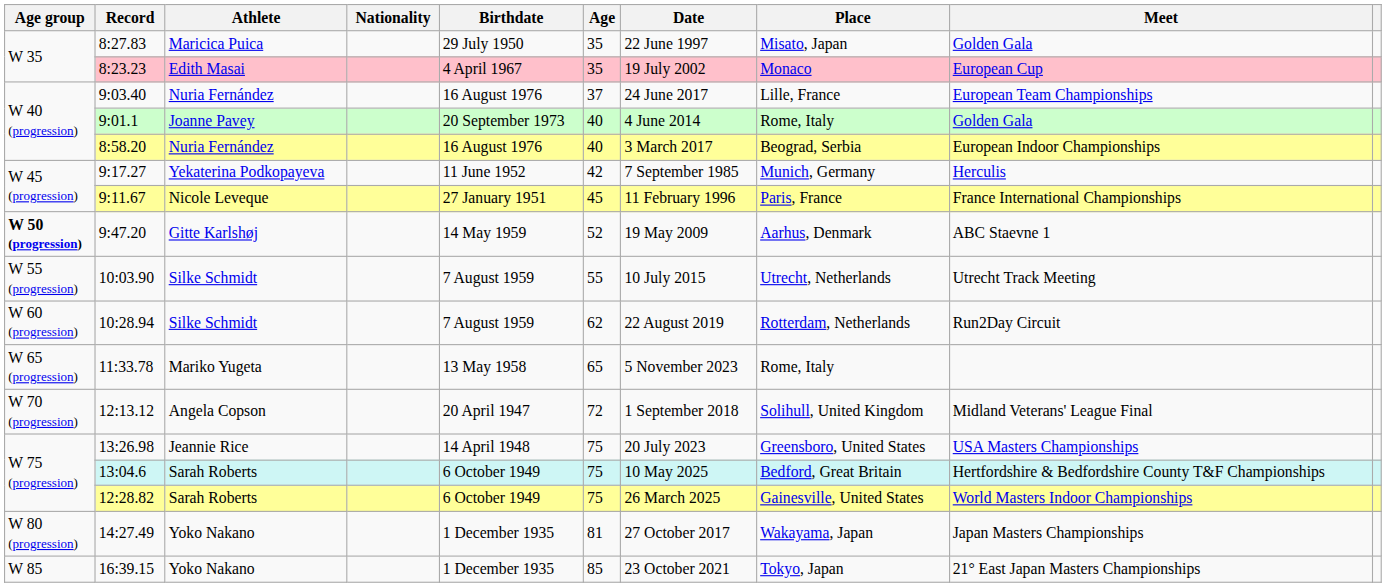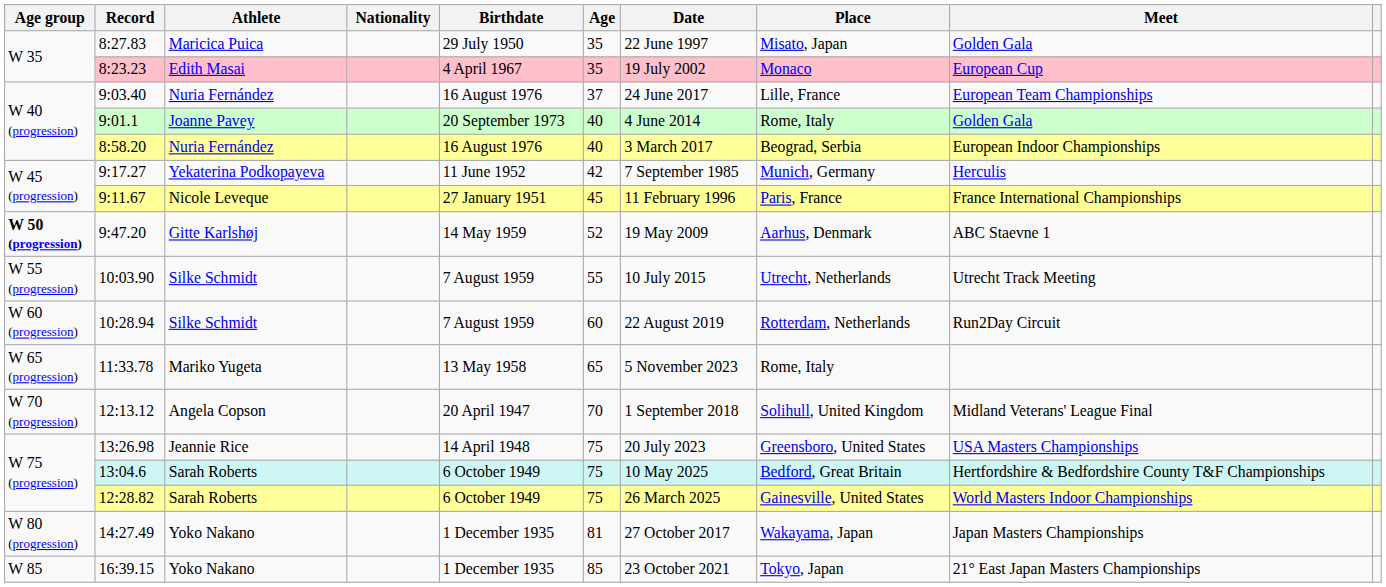(595, 323) 62 -> (595, 323) 60
(595, 411) 72 -> (595, 411) 70
